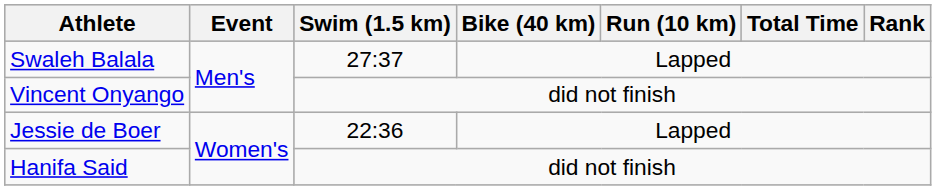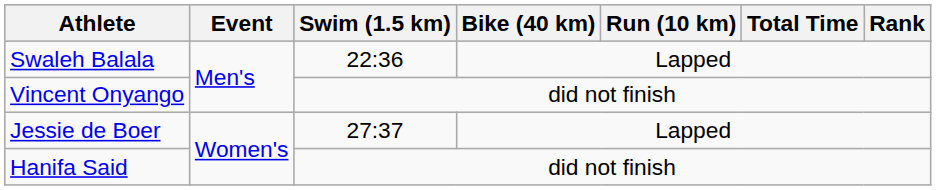(375, 59) 27:37 -> (375, 59) 22:36
(375, 131) 22:36 -> (375, 131) 27:37
